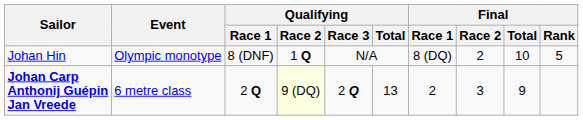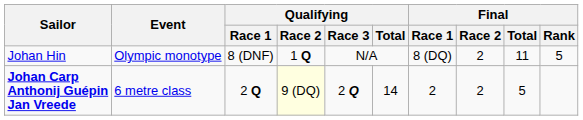(522, 56) 10 -> (522, 56) 11
(390, 91) 13 -> (390, 91) 14
(480, 91) 3 -> (480, 91) 2
(522, 91) 9 -> (522, 91) 5
